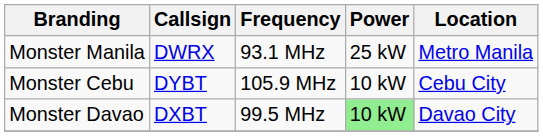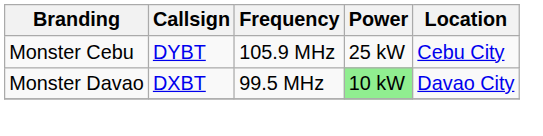- row: (77, 51)
(378, 83) 10 kW -> (377, 51) 25 kW
